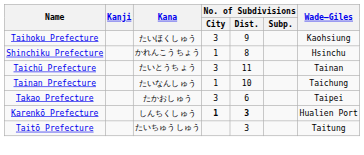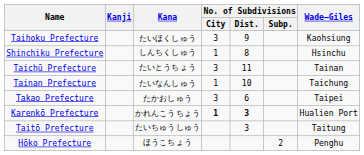(167, 53) かれんこうちょう -> (167, 53) しんちくしゅう
(167, 113) しんちくしゅう -> (167, 113) かれんこうちょう
+ row: (55, 143)
